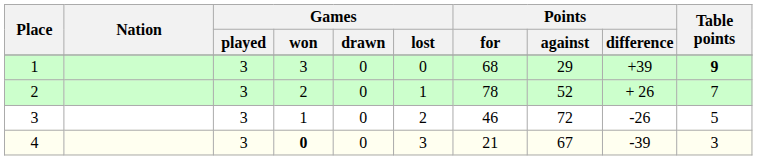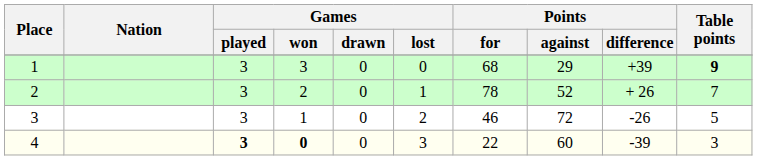(244, 142) normal -> (244, 142) bold
(490, 142) 21 -> (490, 142) 22
(565, 142) 67 -> (565, 142) 60
